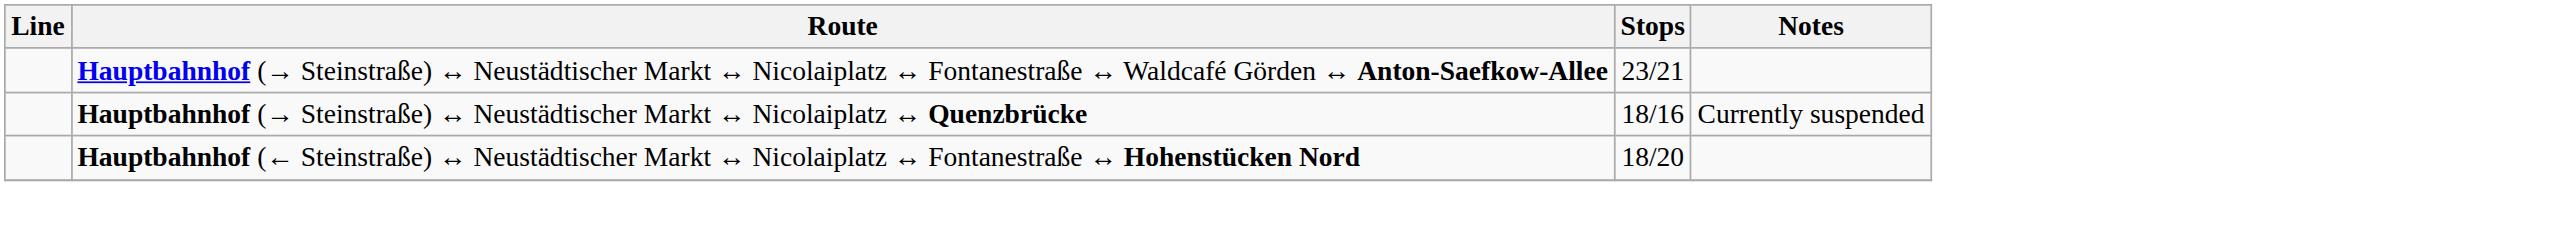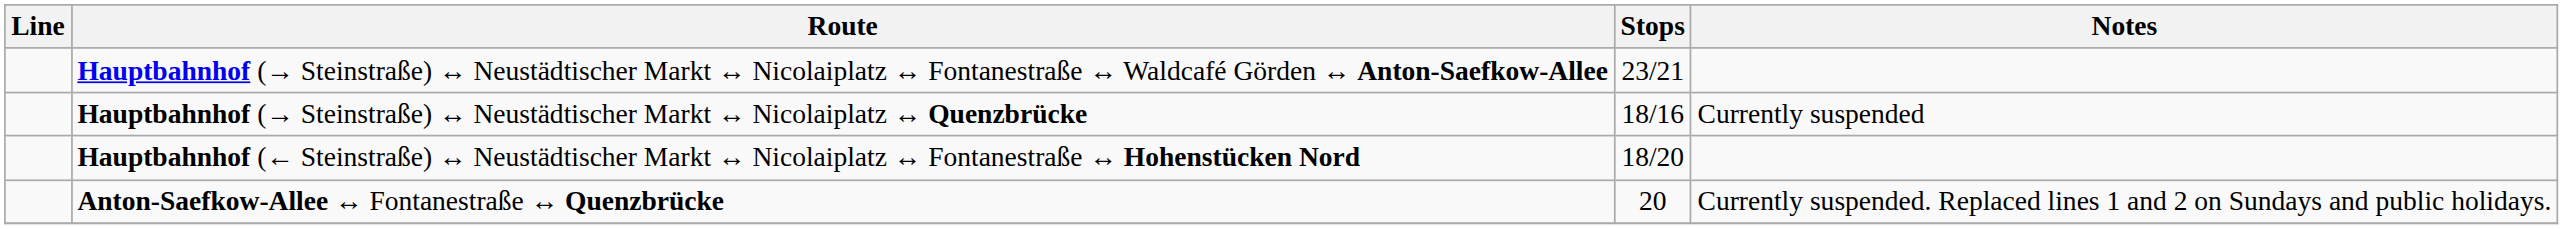+ row: (401, 200)
